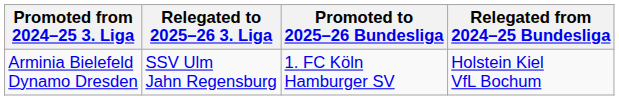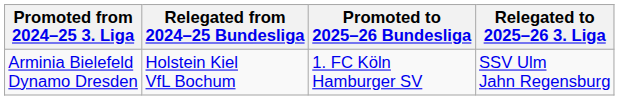columns swapped: (531, 27) <-> (211, 27)
